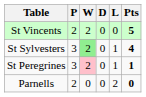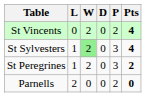columns swapped: (74, 13) <-> (115, 13)
(131, 30) 5 -> (131, 30) 4
(88, 65) pink background -> (89, 65) no background
(131, 65) 1 -> (131, 65) 2
